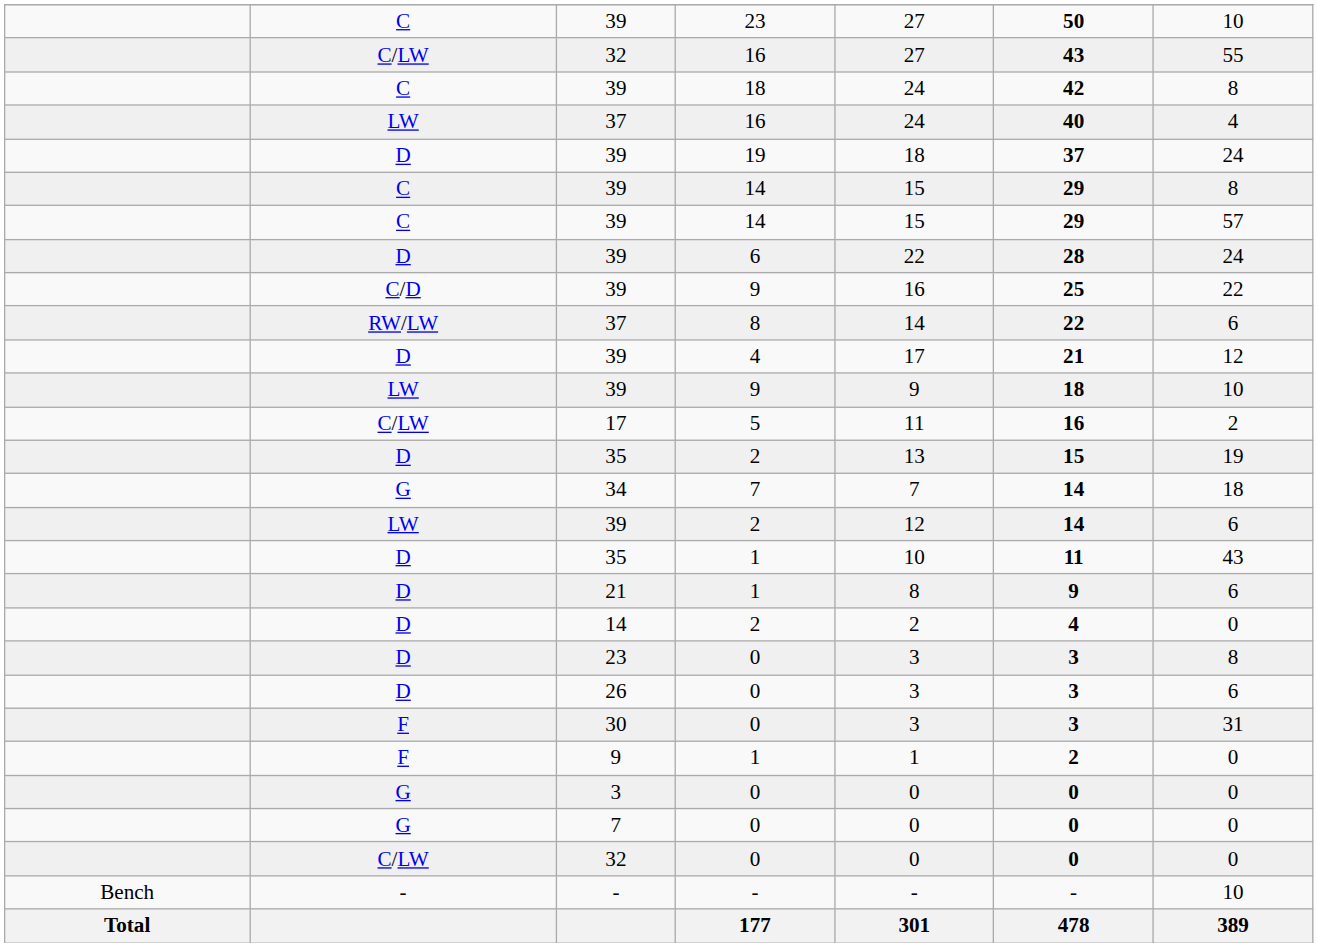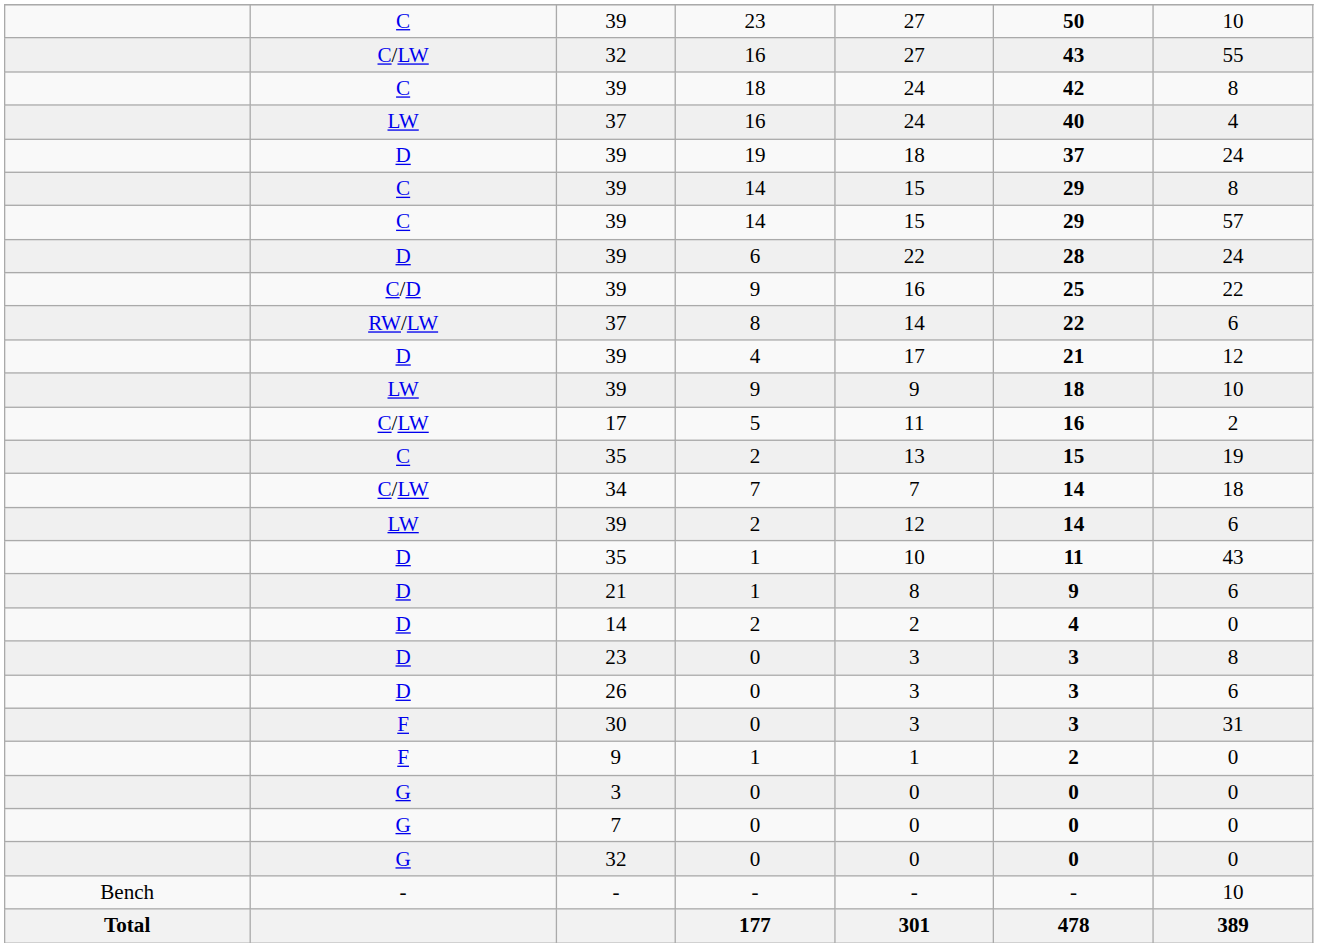(403, 456) D -> (403, 456) C
(403, 490) G -> (403, 490) C/LW
(403, 858) C/LW -> (403, 858) G
